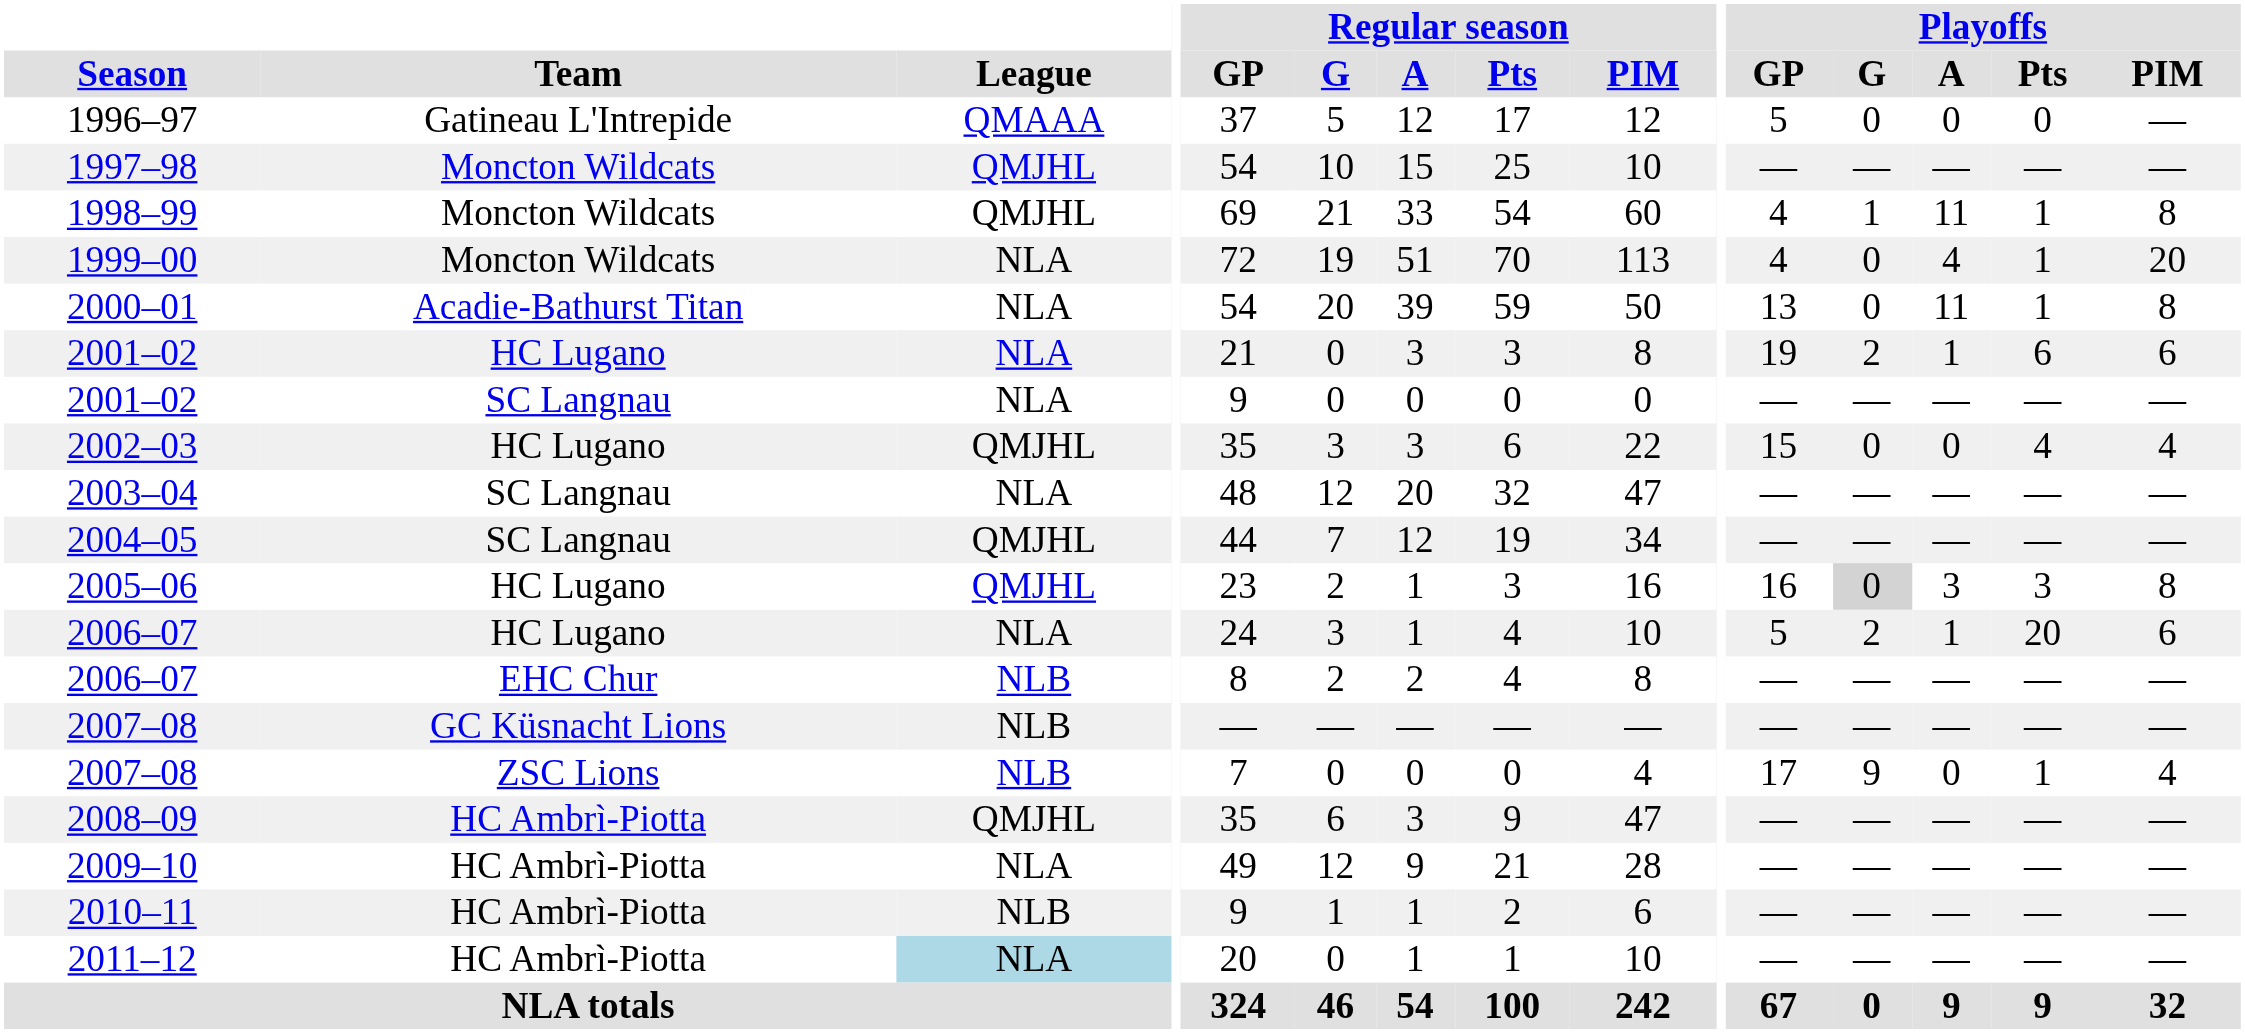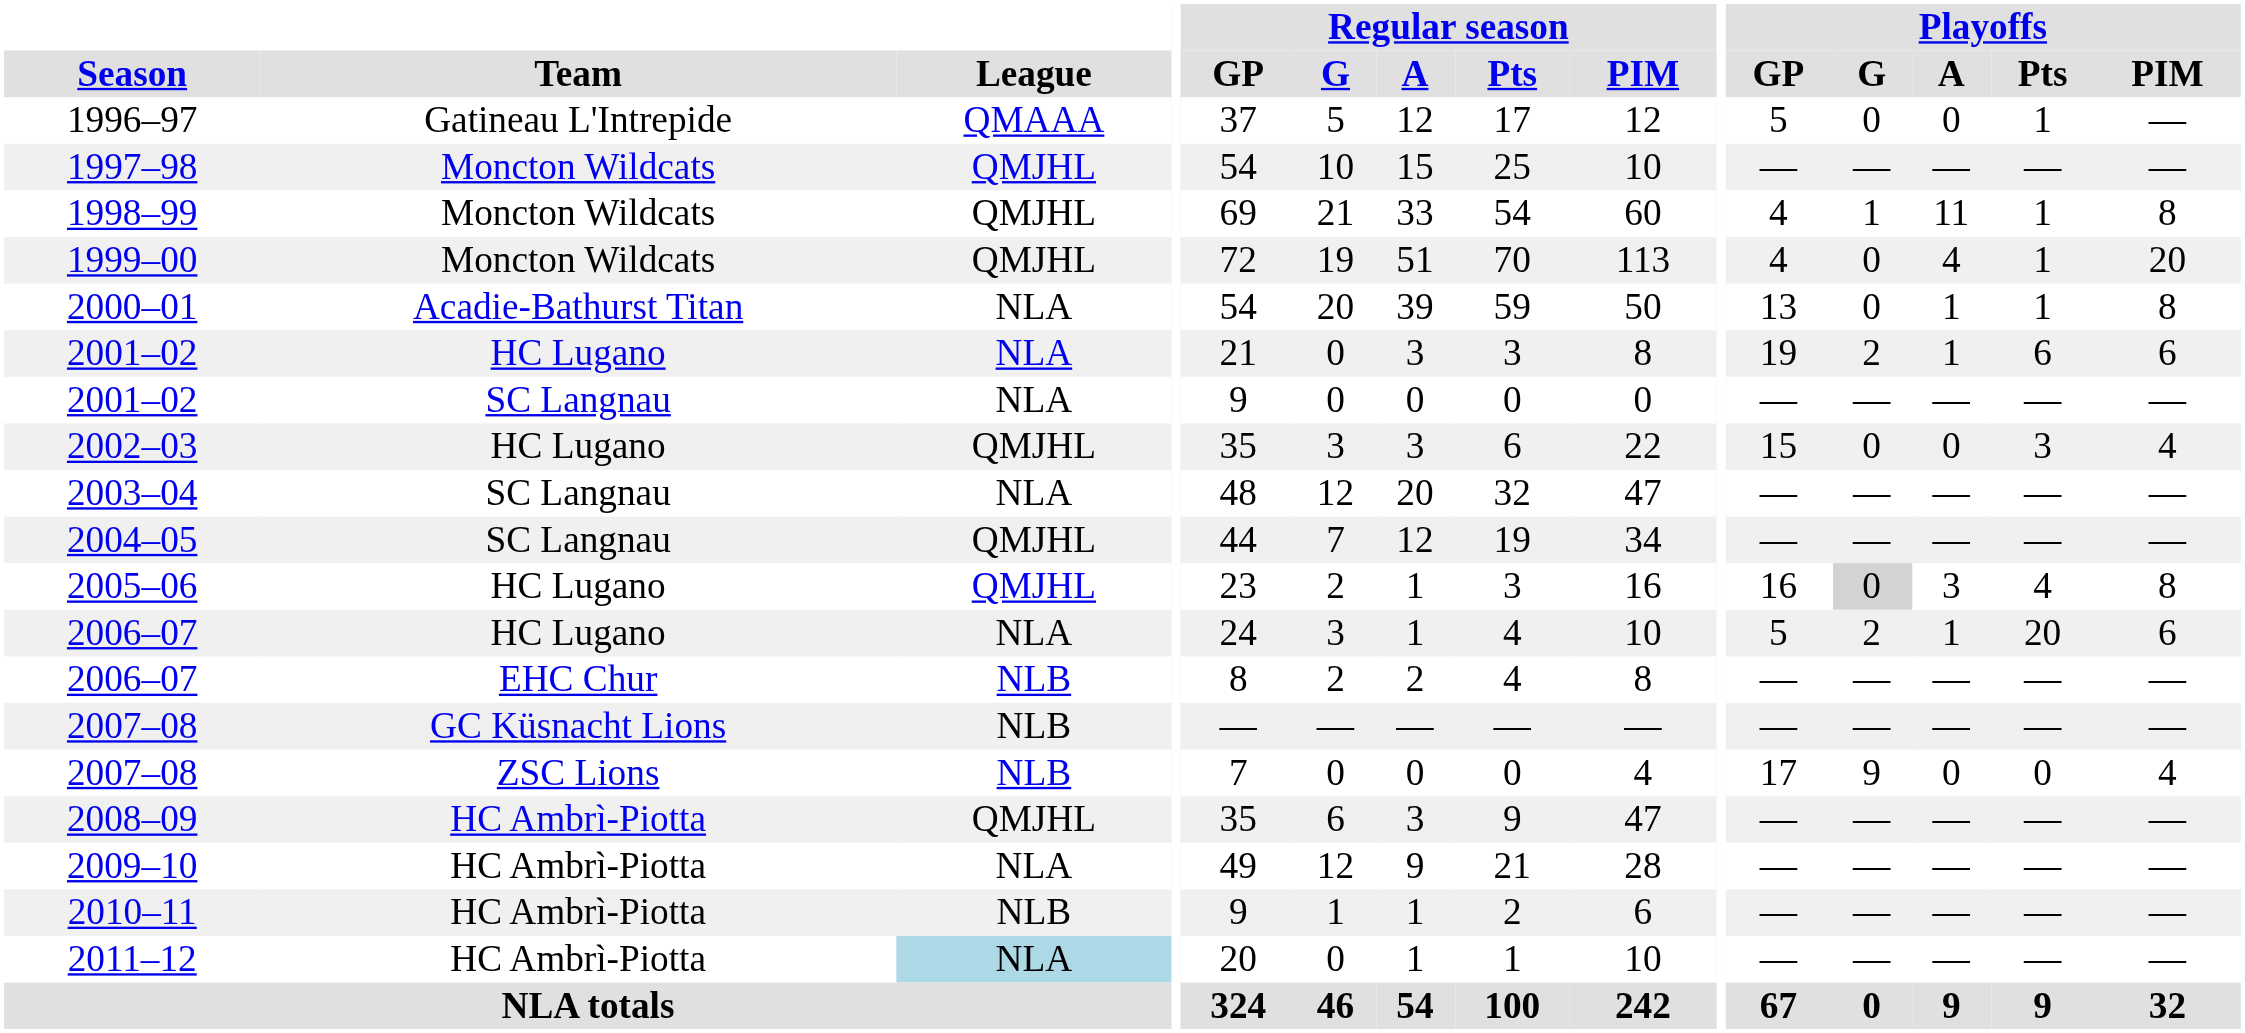(2043, 119) 0 -> (2043, 119) 1
(1034, 259) NLA -> (1034, 259) QMJHL
(1951, 306) 11 -> (1951, 306) 1
(2043, 446) 4 -> (2043, 446) 3
(2043, 585) 3 -> (2043, 585) 4
(2043, 772) 1 -> (2043, 772) 0
